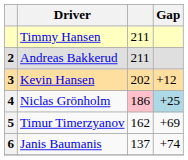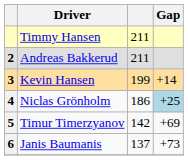(140, 80) 202 -> (140, 80) 199
(166, 80) +12 -> (166, 80) +14
(140, 101) pink background -> (140, 101) no background
(140, 123) 162 -> (140, 123) 142
(170, 144) +74 -> (170, 144) +73
